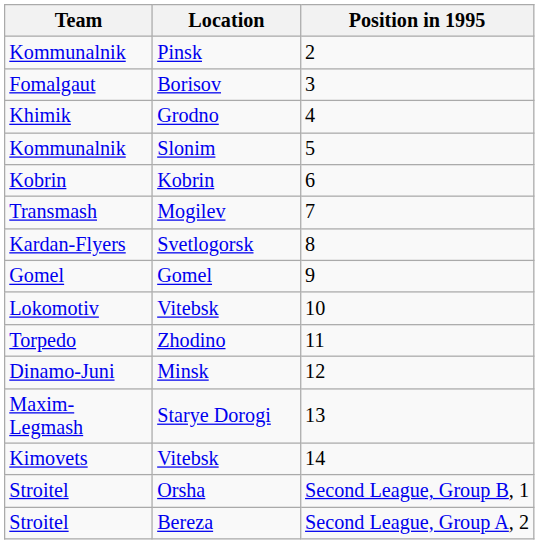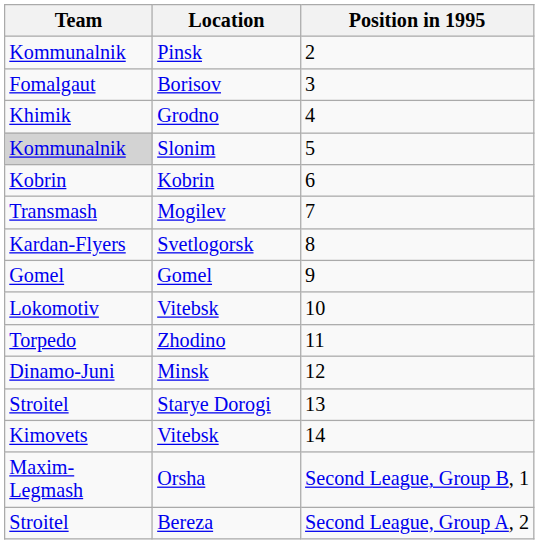(68, 148) no background -> (68, 148) lightgrey background
(46, 415) Maxim-Legmash -> (39, 404) Stroitel
(39, 490) Stroitel -> (46, 479) Maxim-Legmash
